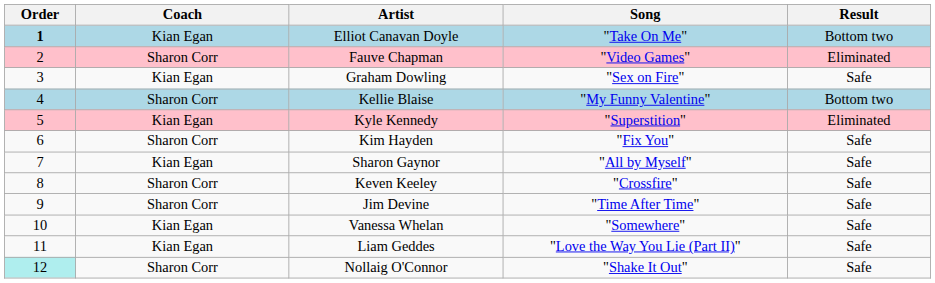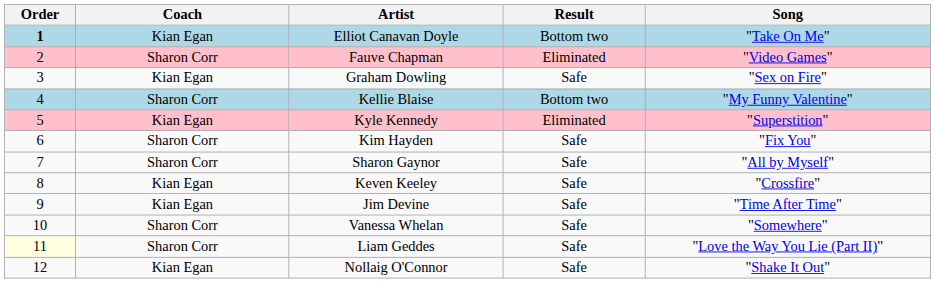columns swapped: (645, 15) <-> (859, 15)
(182, 162) Kian Egan -> (182, 162) Sharon Corr
(182, 183) Sharon Corr -> (182, 183) Kian Egan
(182, 204) Sharon Corr -> (182, 204) Kian Egan
(182, 225) Kian Egan -> (182, 225) Sharon Corr
(40, 246) no background -> (40, 246) lightyellow background
(182, 246) Kian Egan -> (182, 246) Sharon Corr
(40, 267) paleturquoise background -> (40, 267) no background
(182, 267) Sharon Corr -> (182, 267) Kian Egan
